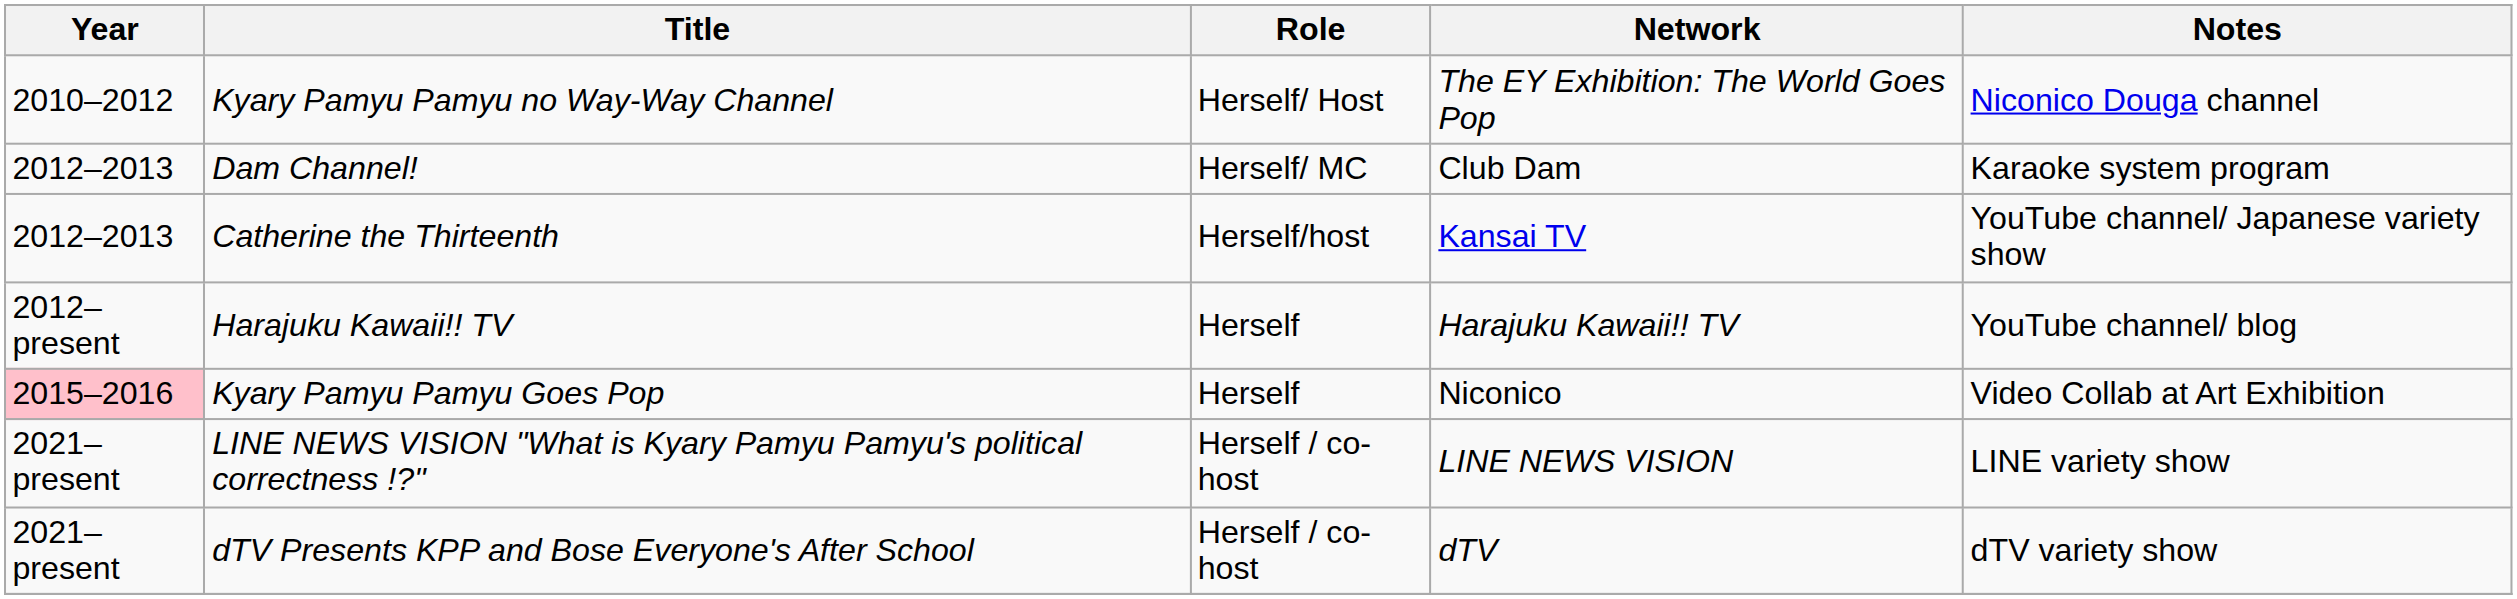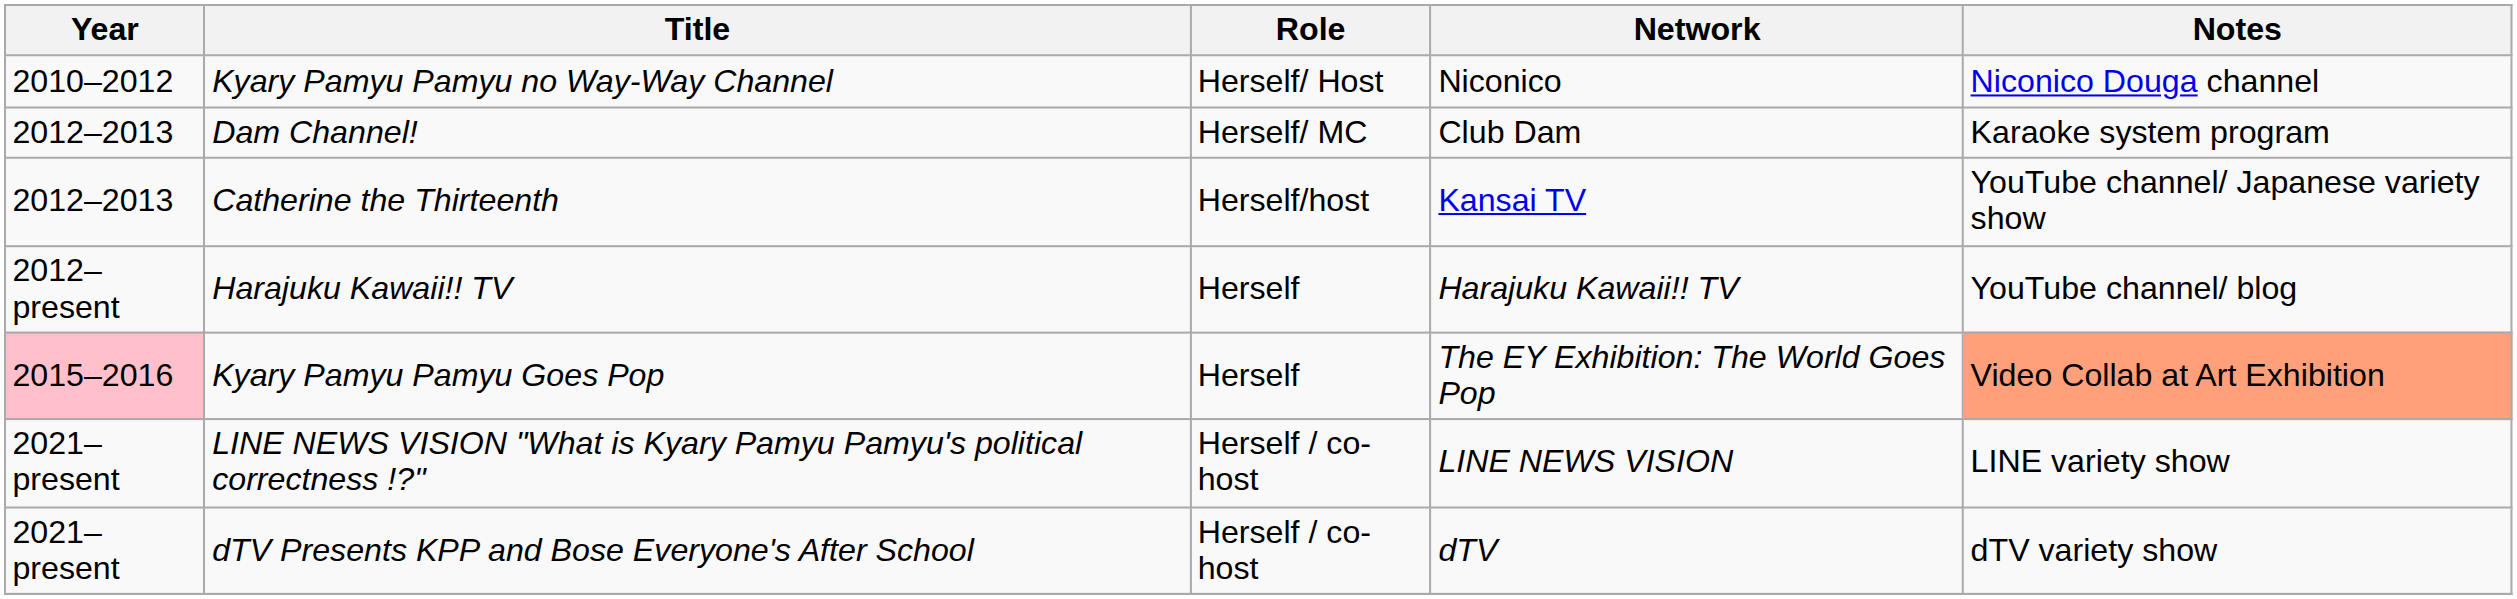(1692, 99) The EY Exhibition: The World Goes Pop -> (1500, 81) Niconico
(1500, 393) Niconico -> (1692, 375) The EY Exhibition: The World Goes Pop
(2178, 393) no background -> (2178, 375) lightsalmon background
